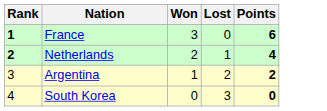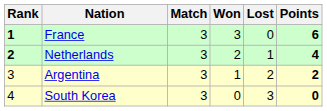+ column: (189, 14)
